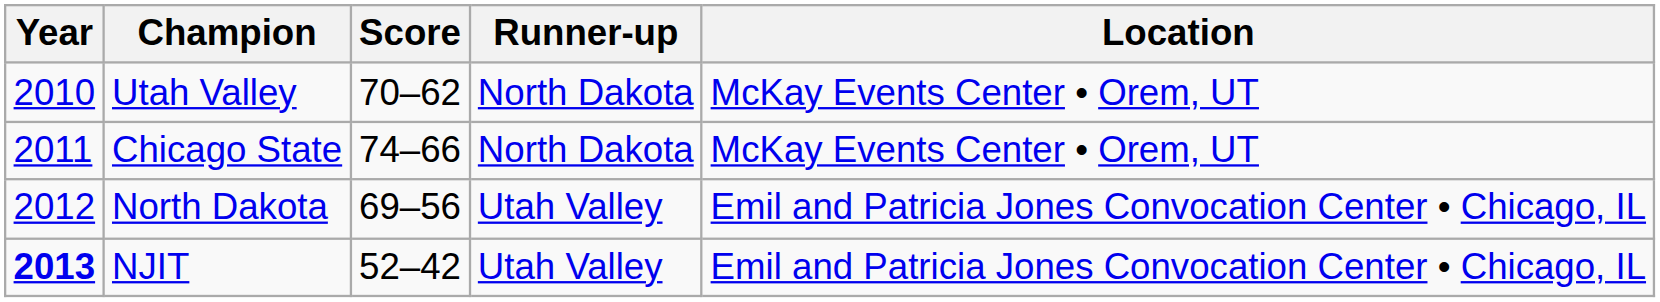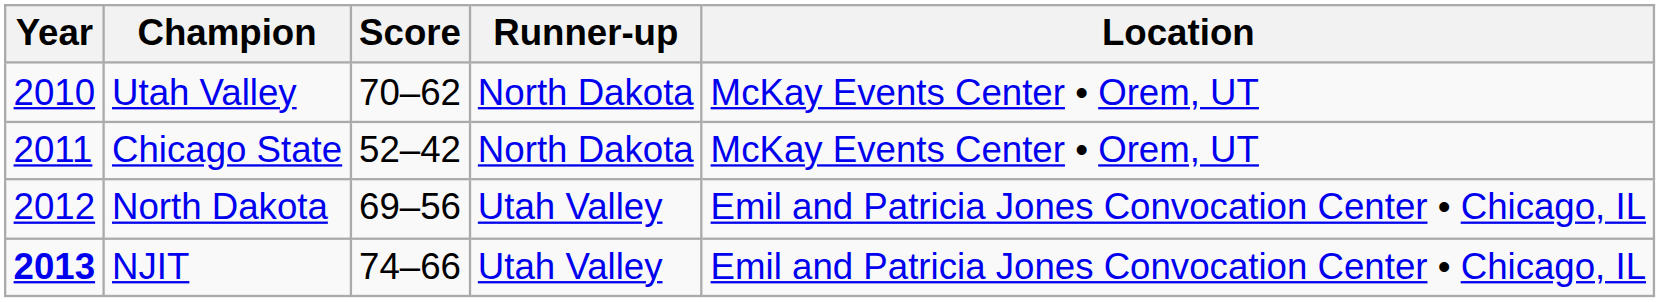(410, 149) 74–66 -> (410, 149) 52–42
(410, 265) 52–42 -> (410, 265) 74–66
